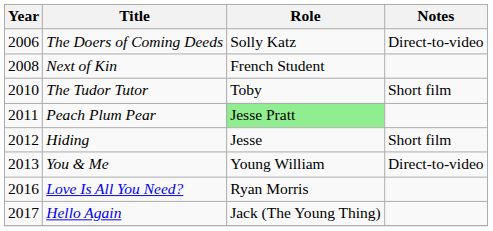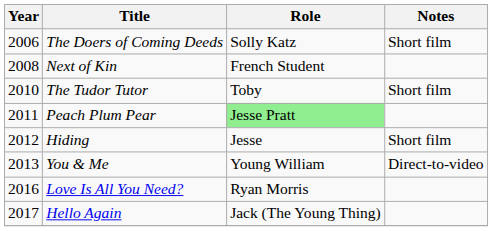(436, 41) Direct-to-video -> (420, 41) Short film
